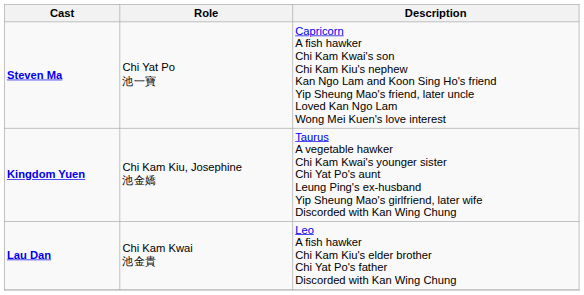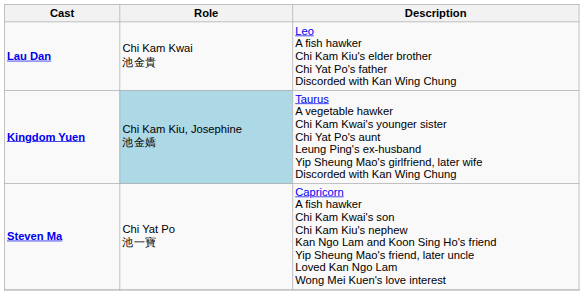rows swapped: (29, 255) <-> (35, 75)
(182, 174) no background -> (182, 136) lightblue background
